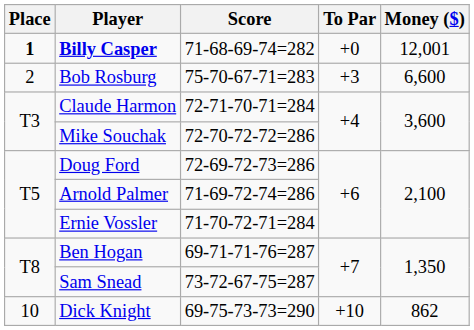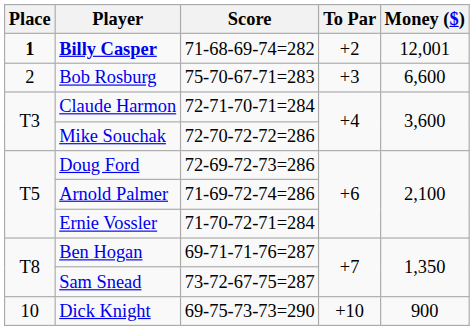(350, 48) +0 -> (350, 48) +2
(425, 310) 862 -> (425, 310) 900
